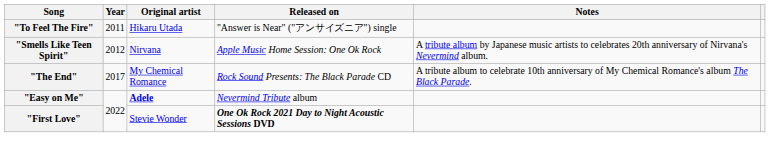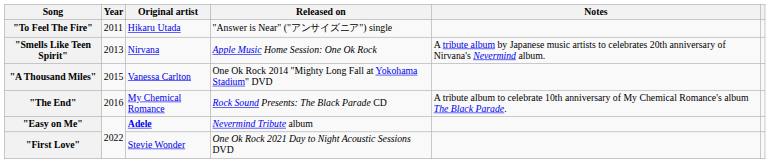(115, 50) 2012 -> (114, 50) 2013
+ row: (53, 76)
(115, 76) 2017 -> (114, 103) 2016
(300, 118) bold -> (312, 145) normal
